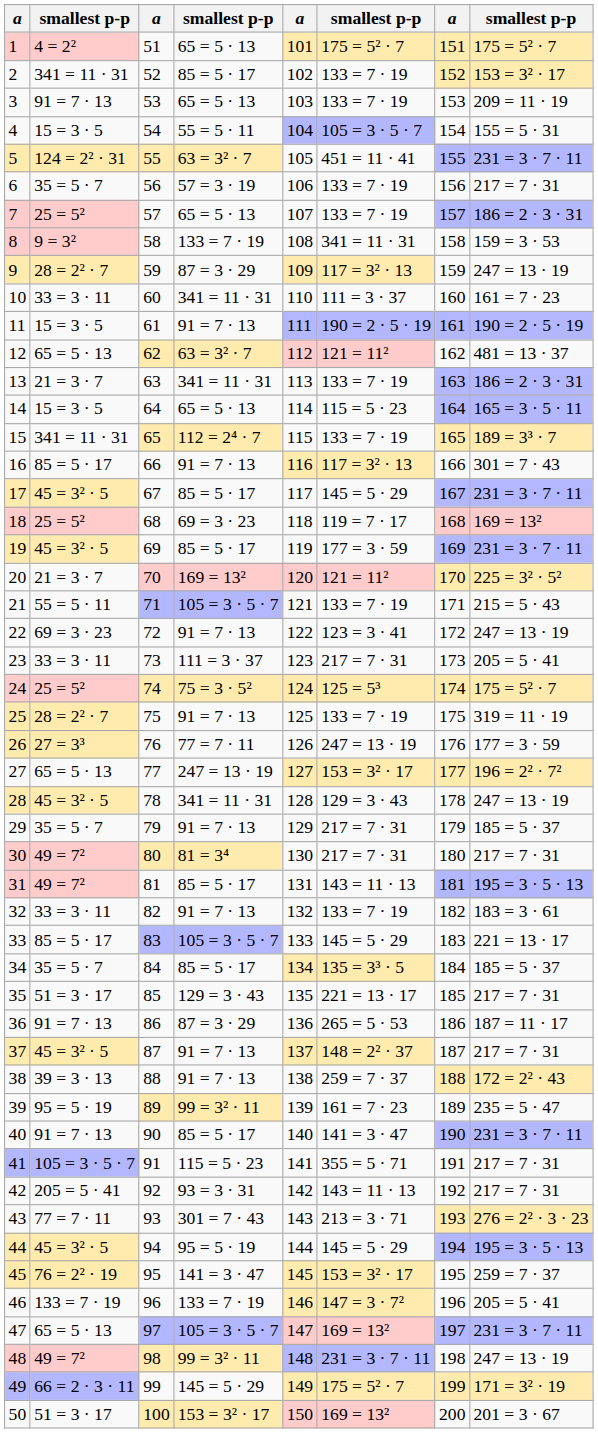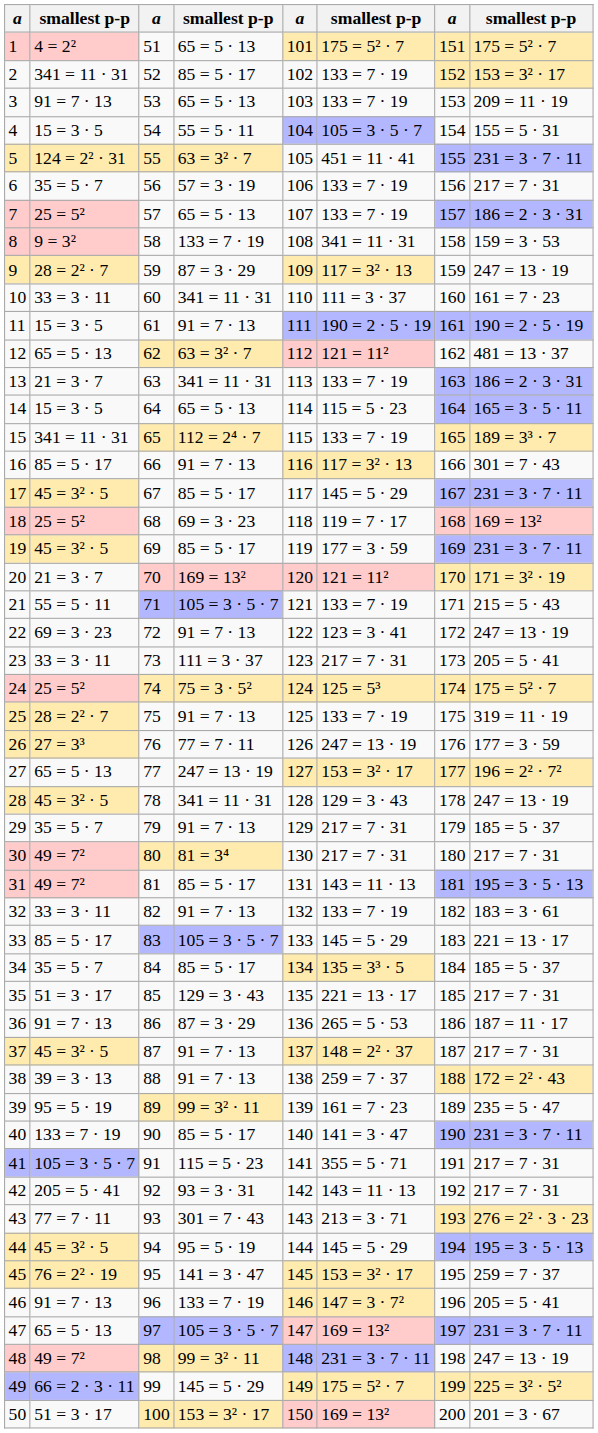(518, 576) 225 = 3² · 5² -> (519, 576) 171 = 3² · 19
(73, 1134) 91 = 7 · 13 -> (77, 1134) 133 = 7 · 19
(77, 1302) 133 = 7 · 19 -> (73, 1302) 91 = 7 · 13
(519, 1386) 171 = 3² · 19 -> (518, 1386) 225 = 3² · 5²
